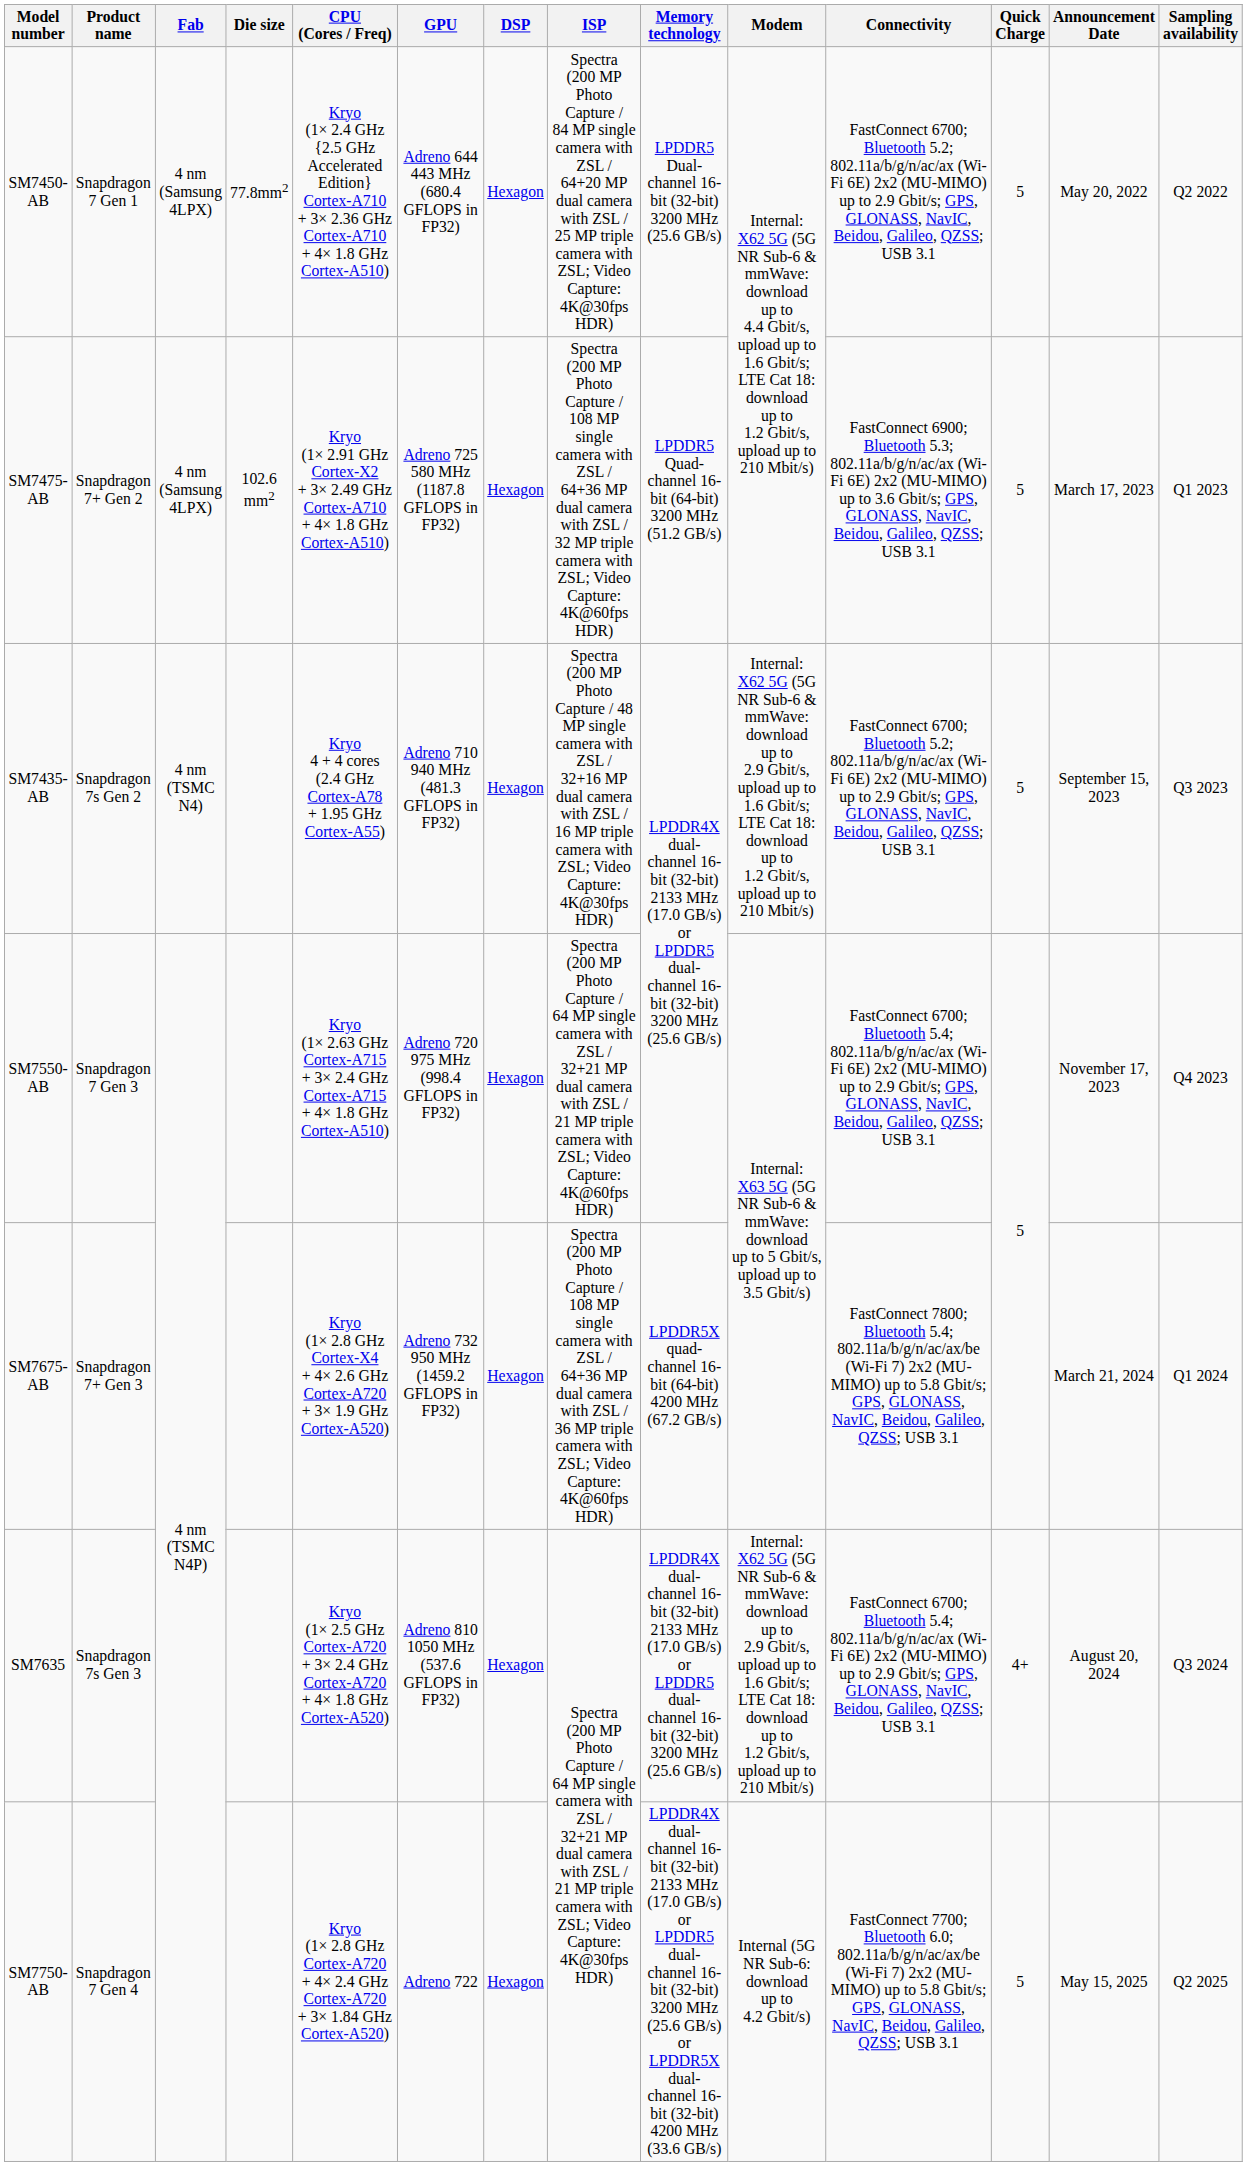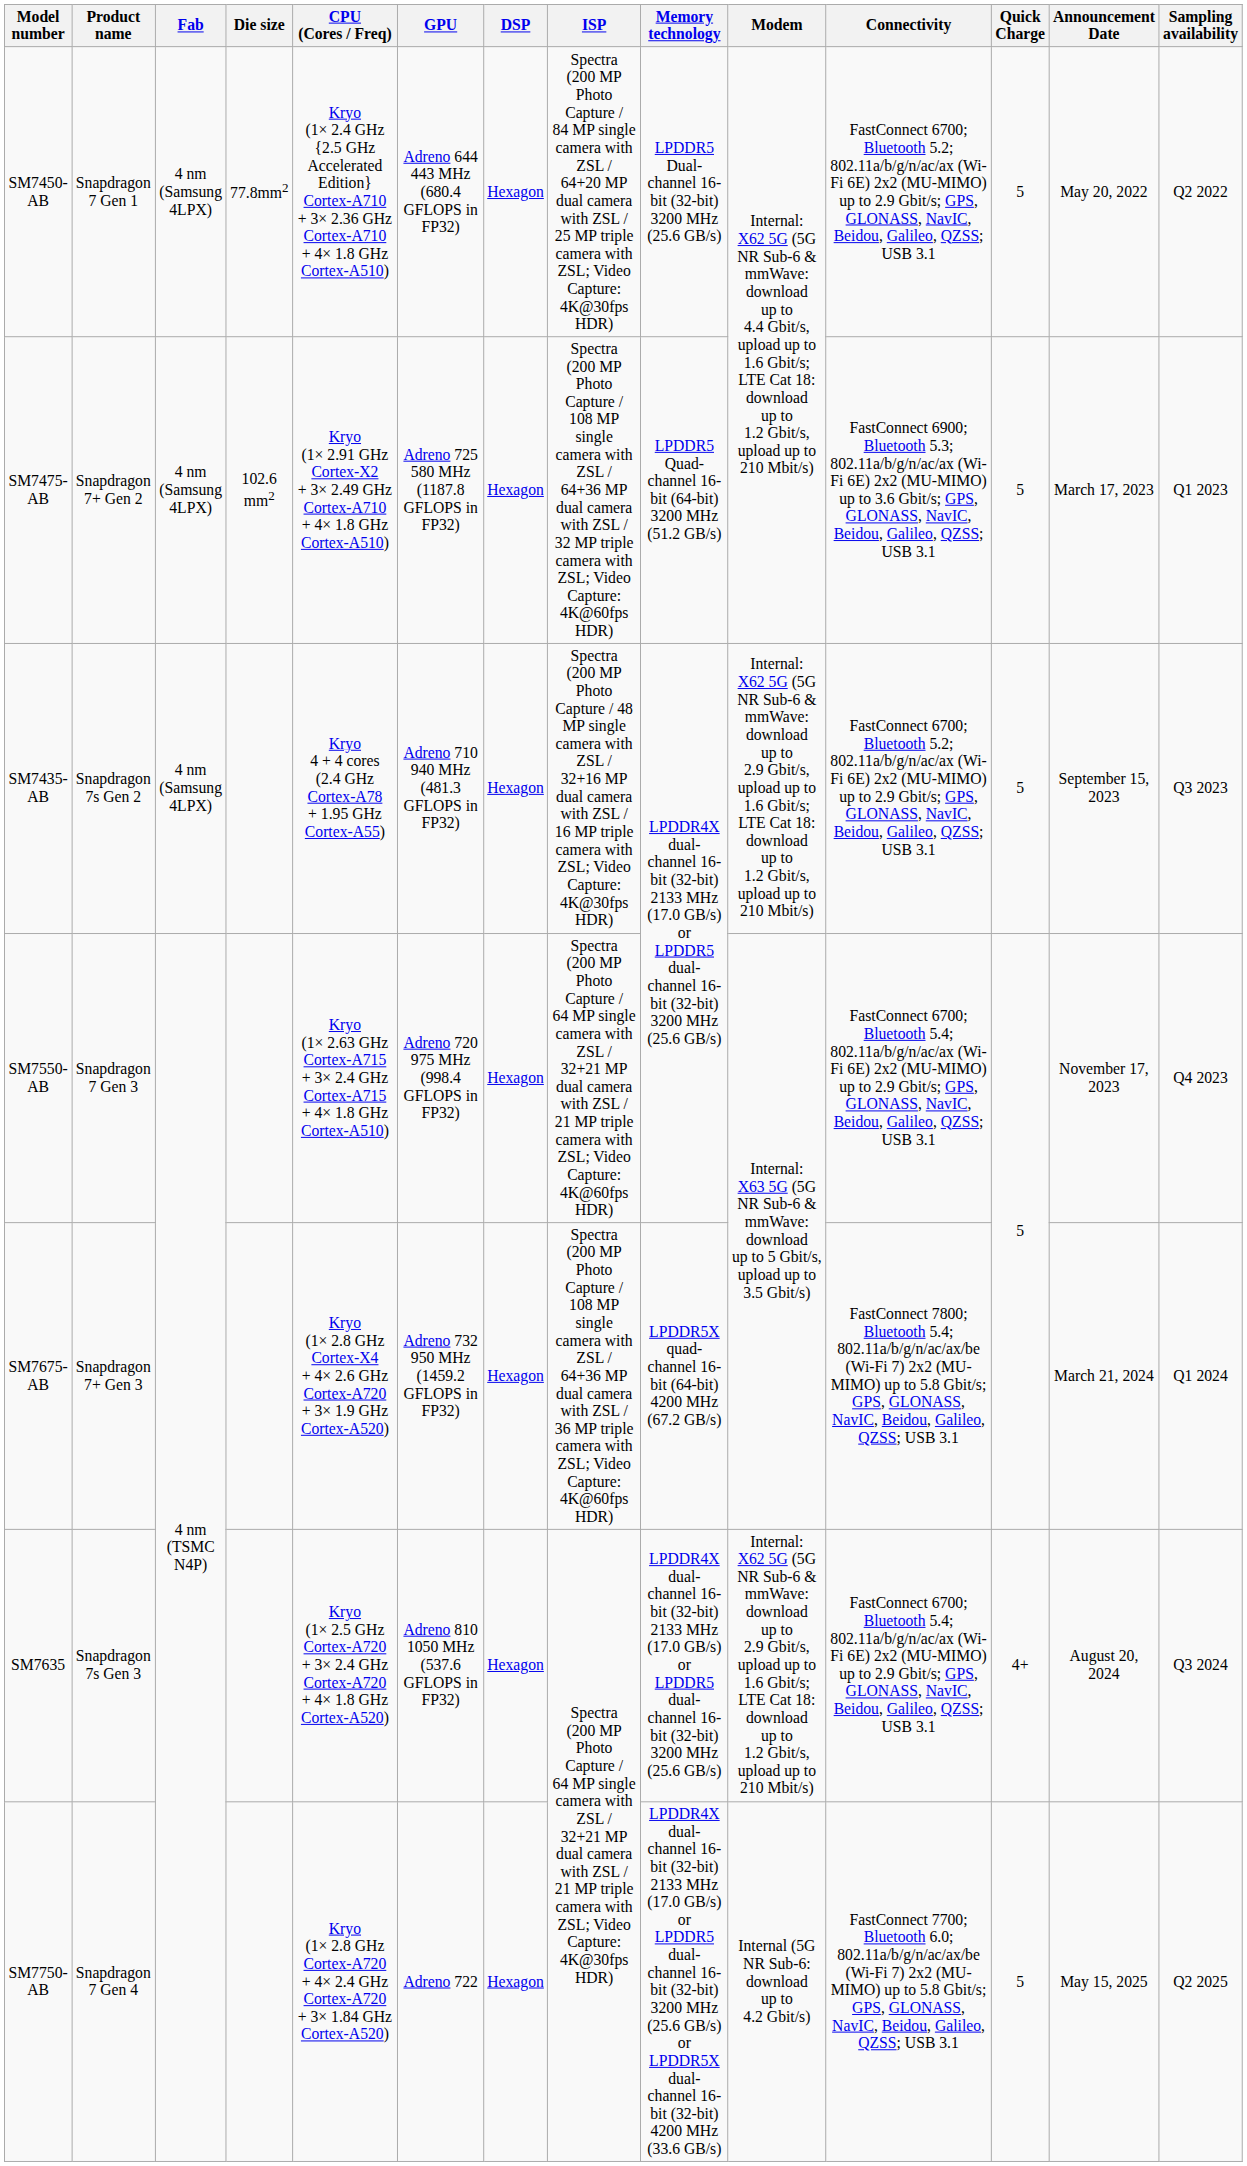(191, 788) 4 nm (TSMC N4) -> (191, 788) 4 nm (Samsung 4LPX)
